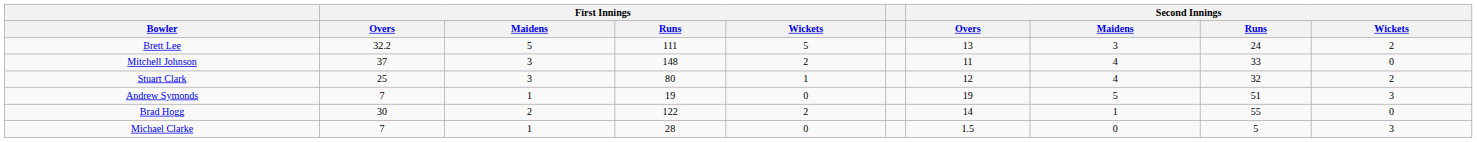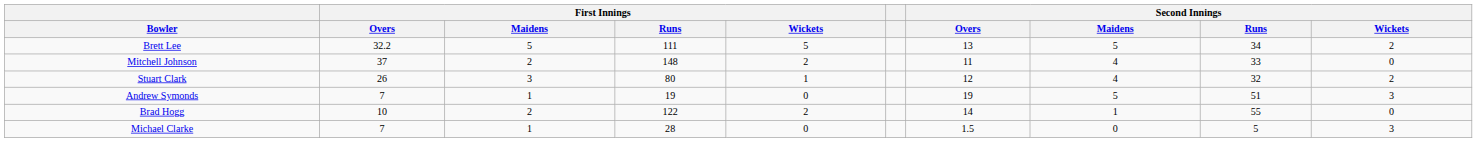(1115, 45) 3 -> (1115, 45) 5
(1256, 45) 24 -> (1256, 45) 34
(530, 62) 3 -> (530, 62) 2
(382, 78) 25 -> (382, 78) 26
(382, 112) 30 -> (382, 112) 10
